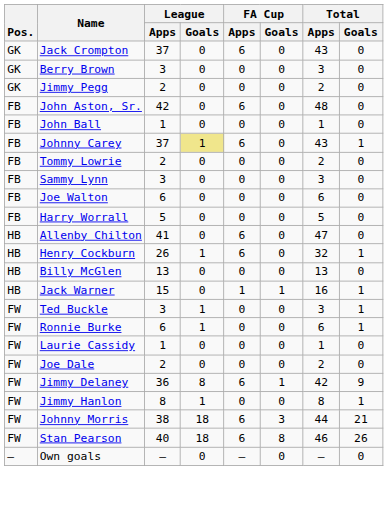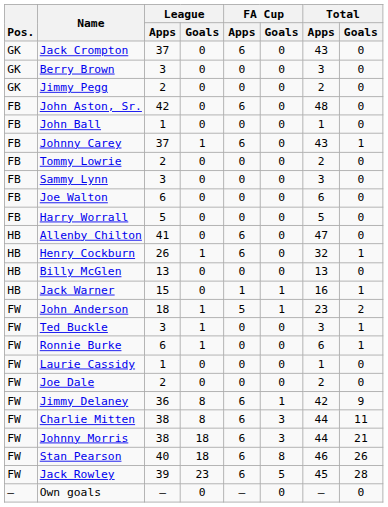(202, 143) khaki background -> (202, 143) no background
+ row: (84, 309)
- row: (81, 401)
+ row: (87, 419)
+ row: (77, 474)
